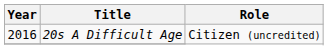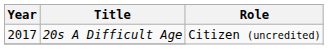(22, 34) 2016 -> (22, 34) 2017
